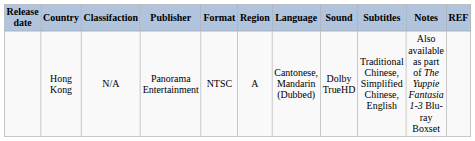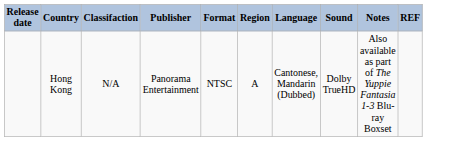- column: (382, 17)
